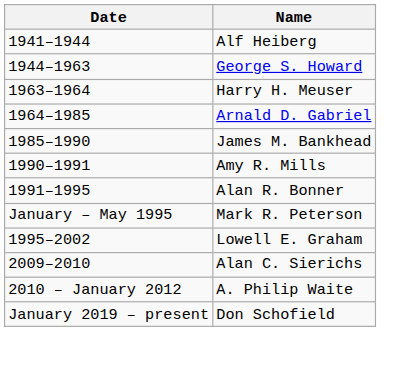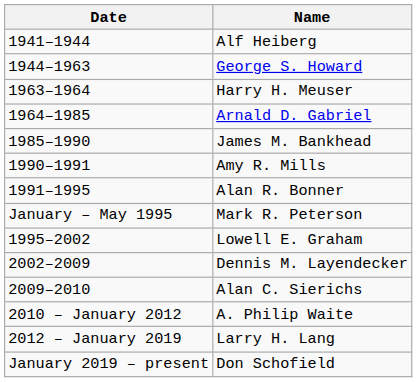+ row: (312, 265)
+ row: (276, 339)
